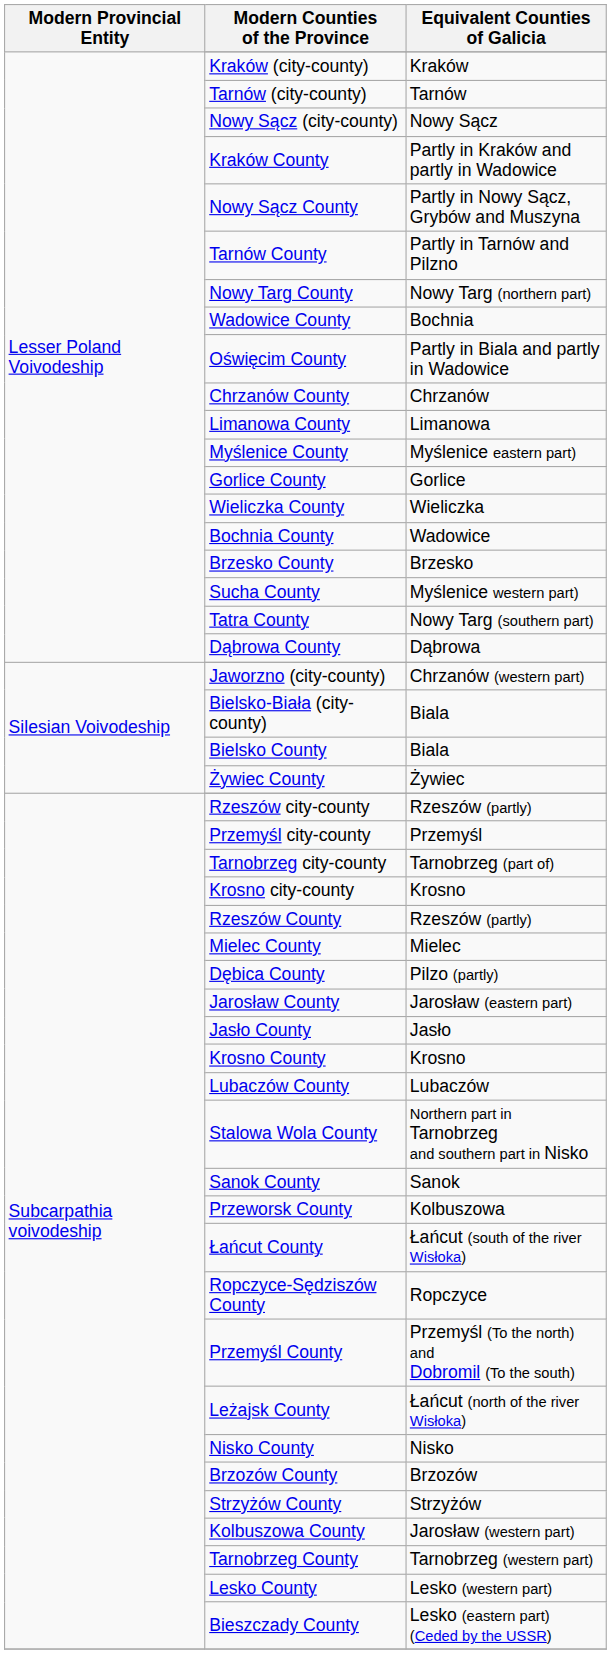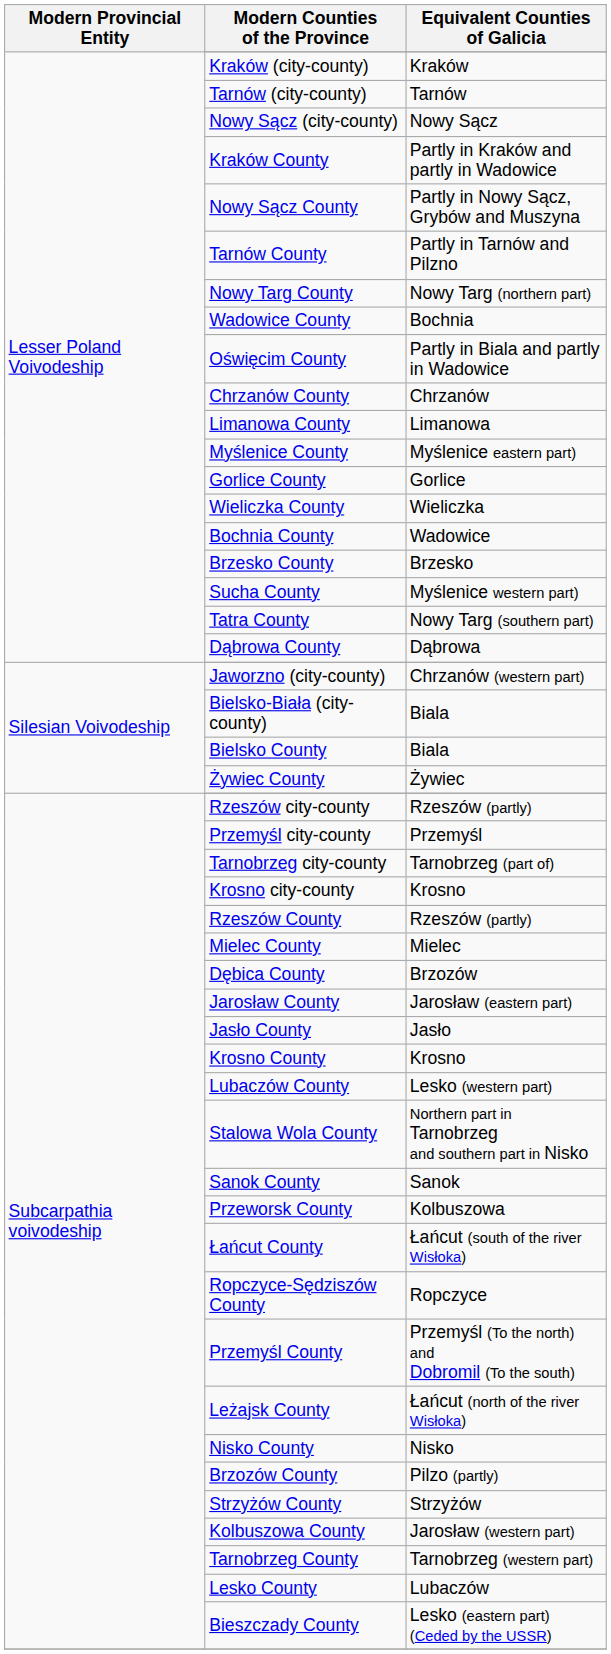(454, 974) Pilzo (partly) -> (444, 974) Brzozów
(449, 1086) Lubaczów -> (481, 1086) Lesko (western part)
(444, 1476) Brzozów -> (454, 1476) Pilzo (partly)
(481, 1587) Lesko (western part) -> (449, 1587) Lubaczów
